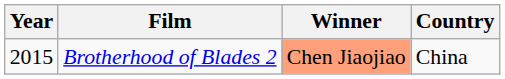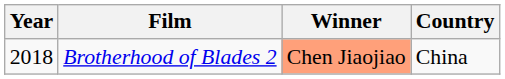(31, 56) 2015 -> (31, 56) 2018
